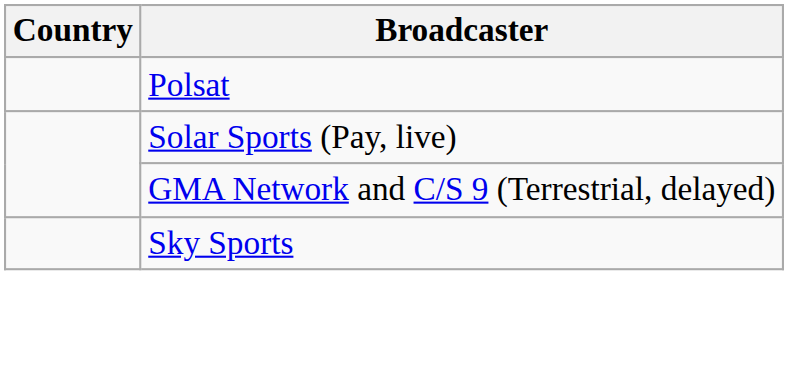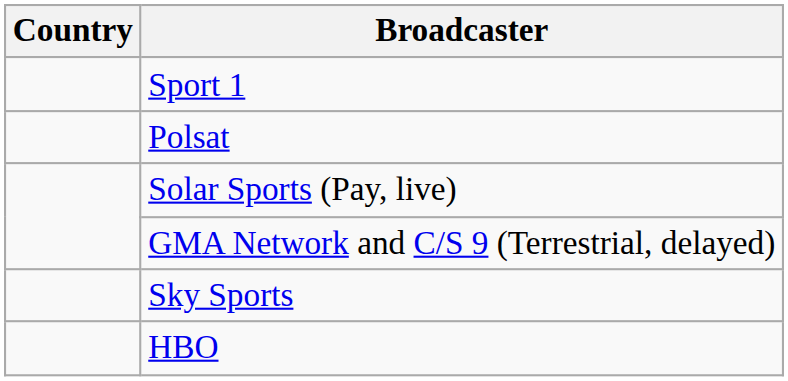+ row: (197, 83)
+ row: (183, 347)
